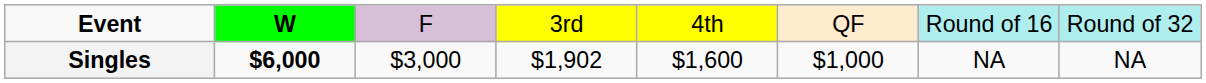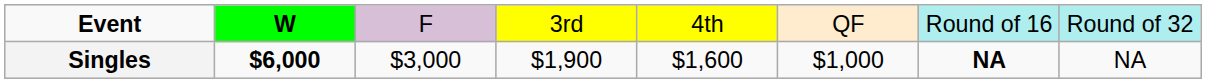(567, 60) $1,902 -> (567, 60) $1,900
(989, 60) normal -> (989, 60) bold
